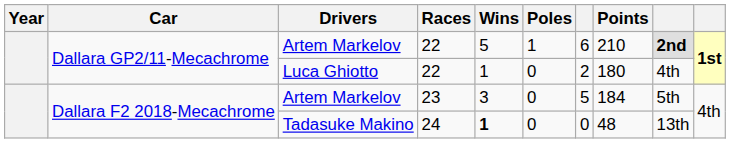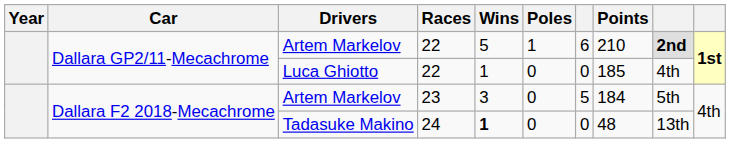(585, 72) 2 -> (585, 72) 0
(611, 72) 180 -> (611, 72) 185
